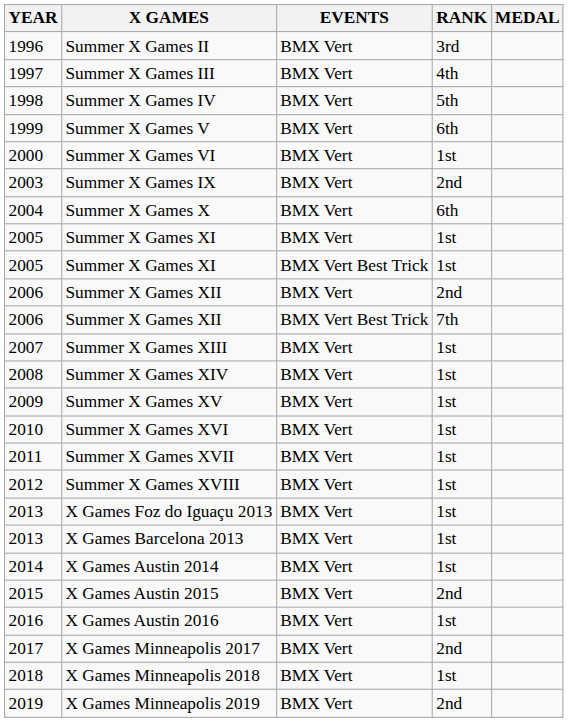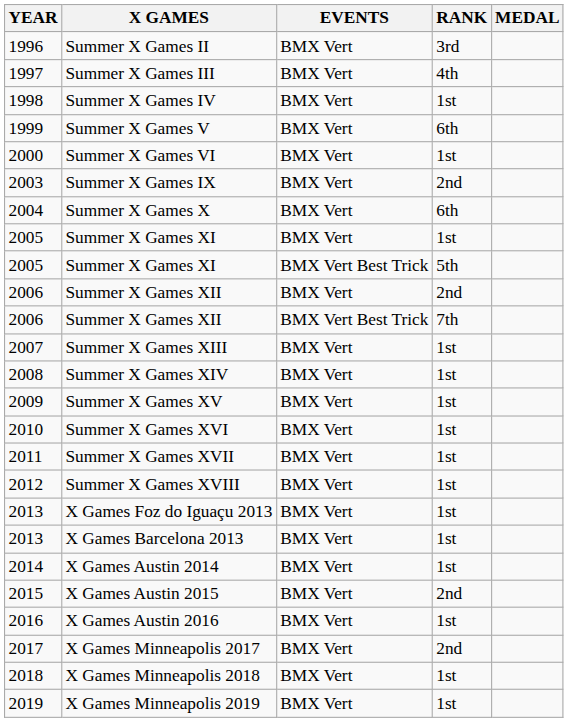(447, 100) 5th -> (446, 100) 1st
(446, 264) 1st -> (447, 264) 5th
(449, 703) 2nd -> (446, 703) 1st
